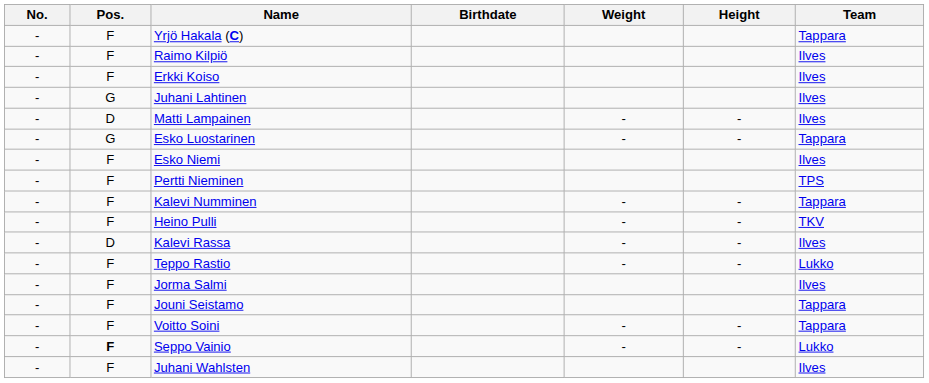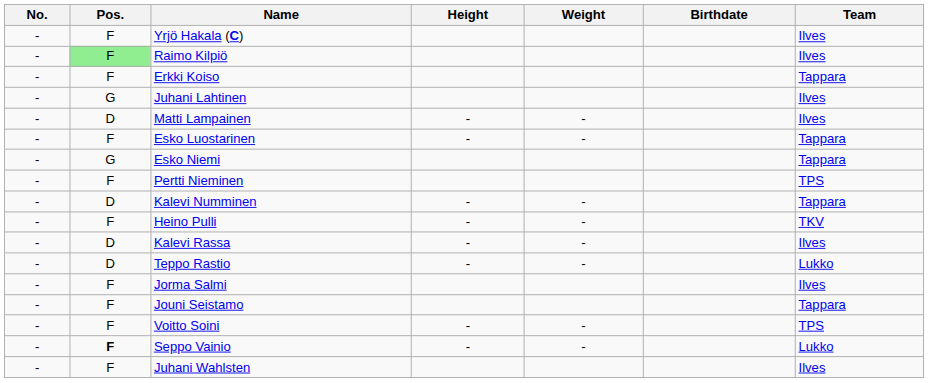columns swapped: (739, 15) <-> (488, 15)
(822, 36) Tappara -> (812, 36) Ilves
(110, 57) no background -> (110, 57) lightgreen background
(812, 77) Ilves -> (822, 77) Tappara
(110, 139) G -> (110, 139) F
(110, 160) F -> (110, 160) G
(812, 160) Ilves -> (822, 160) Tappara
(110, 202) F -> (110, 202) D
(110, 264) F -> (110, 264) D
(822, 326) Tappara -> (811, 326) TPS
